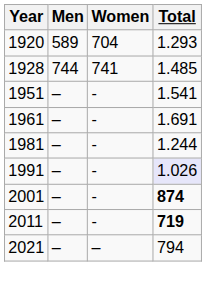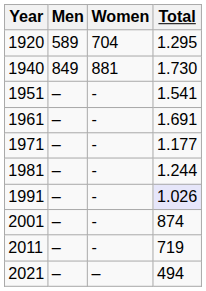(177, 42) 1.293 -> (177, 42) 1.295
- row: (26, 68)
+ row: (26, 68)
+ row: (26, 145)
(170, 196) bold -> (170, 222) normal
(170, 222) bold -> (170, 247) normal
(170, 247) 794 -> (170, 273) 494
